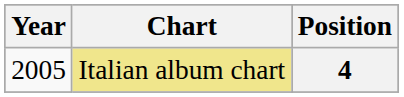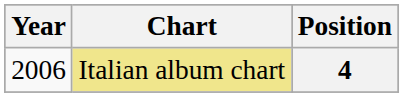(39, 69) 2005 -> (39, 69) 2006
